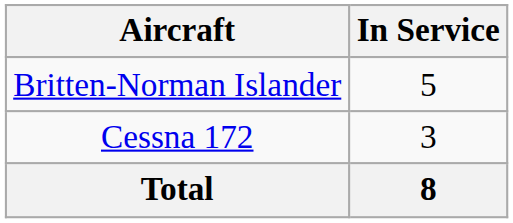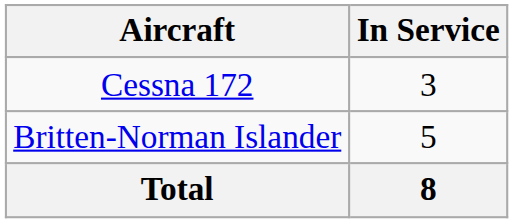rows swapped: (177, 83) <-> (177, 136)
